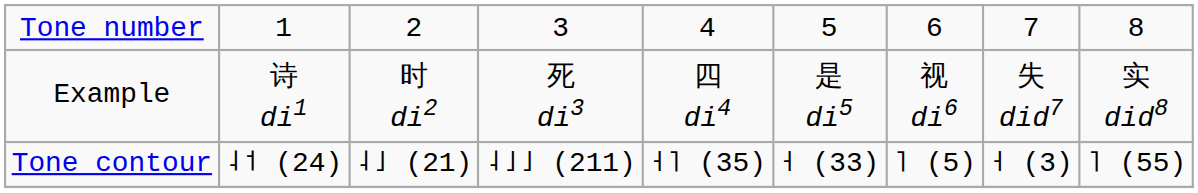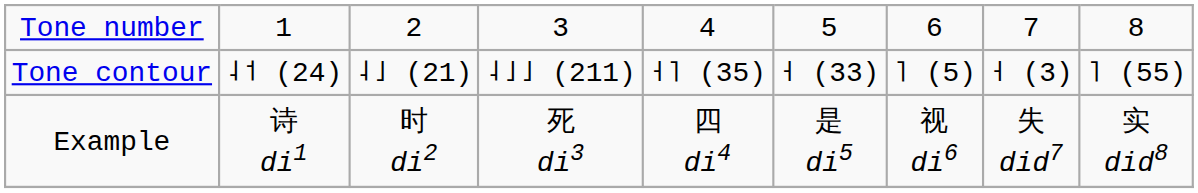rows swapped: (112, 96) <-> (112, 164)
